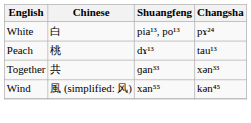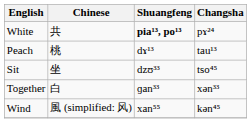(57, 31) 白 -> (56, 31) 共
(158, 31) normal -> (159, 31) bold
+ row: (13, 69)
(56, 69) 共 -> (57, 88) 白
